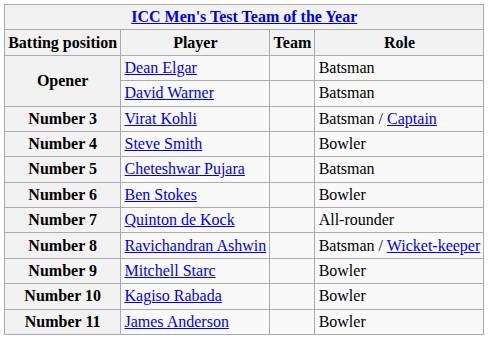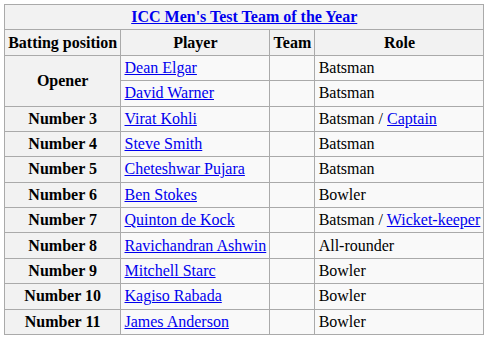(342, 144) Bowler -> (347, 144) Batsman
(356, 220) All-rounder -> (399, 220) Batsman / Wicket-keeper
(399, 245) Batsman / Wicket-keeper -> (356, 245) All-rounder
